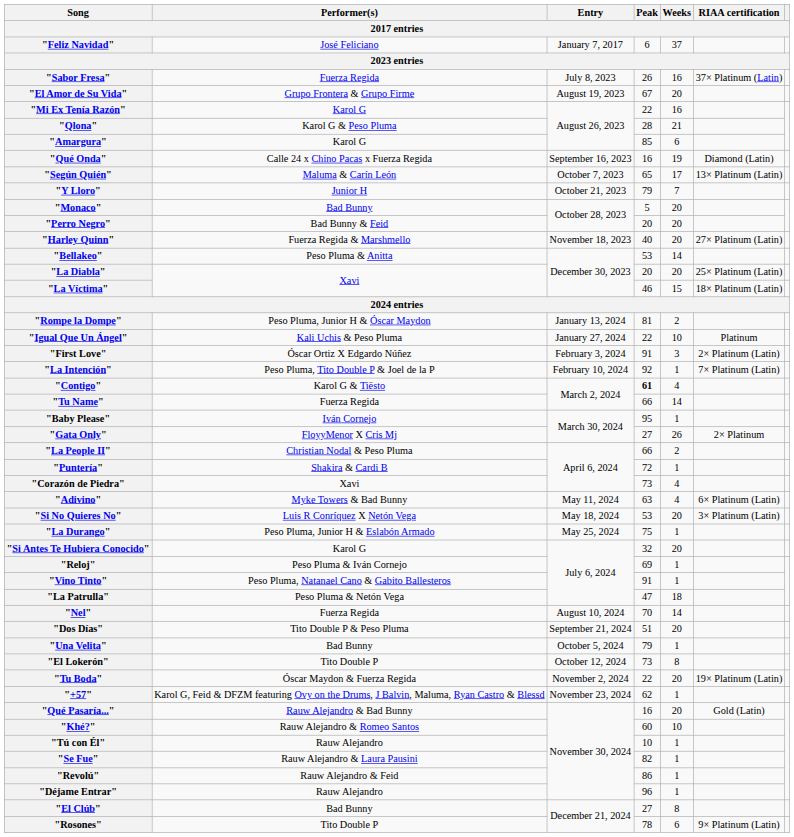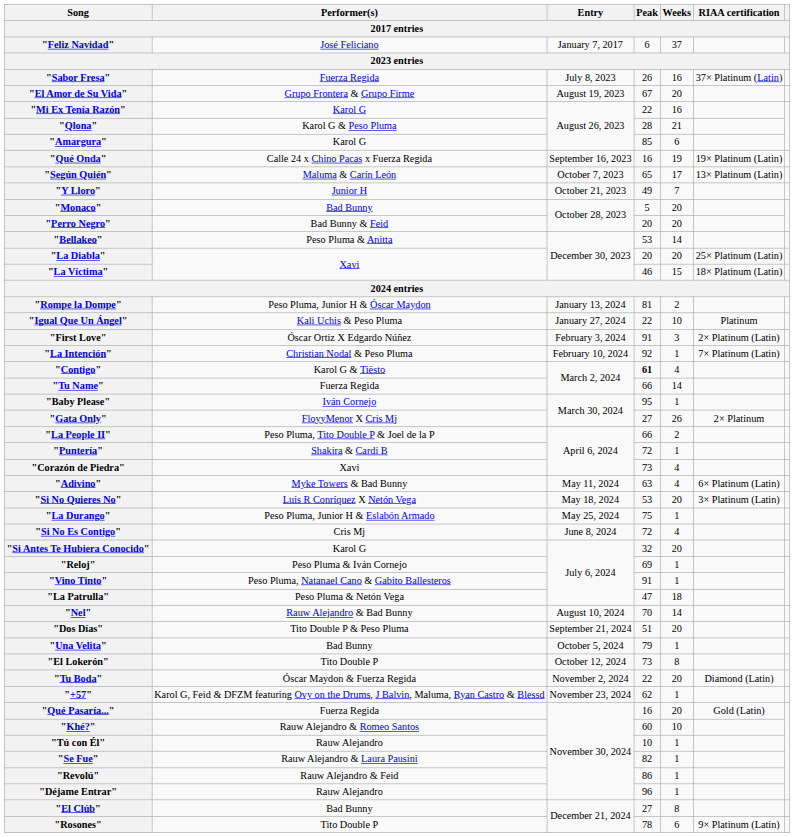(739, 158) Diamond (Latin) -> (739, 158) 19× Platinum (Latin)
(647, 191) 79 -> (647, 191) 49
- row: (78, 239)
(349, 369) Peso Pluma, Tito Double P & Joel de la P -> (349, 353) Christian Nodal & Peso Pluma
(349, 451) Christian Nodal & Peso Pluma -> (349, 434) Peso Pluma, Tito Double P & Joel de la P
+ row: (78, 532)
(349, 613) Fuerza Regida -> (349, 613) Rauw Alejandro & Bad Bunny
(739, 678) 19× Platinum (Latin) -> (739, 678) Diamond (Latin)
(349, 710) Rauw Alejandro & Bad Bunny -> (349, 710) Fuerza Regida
